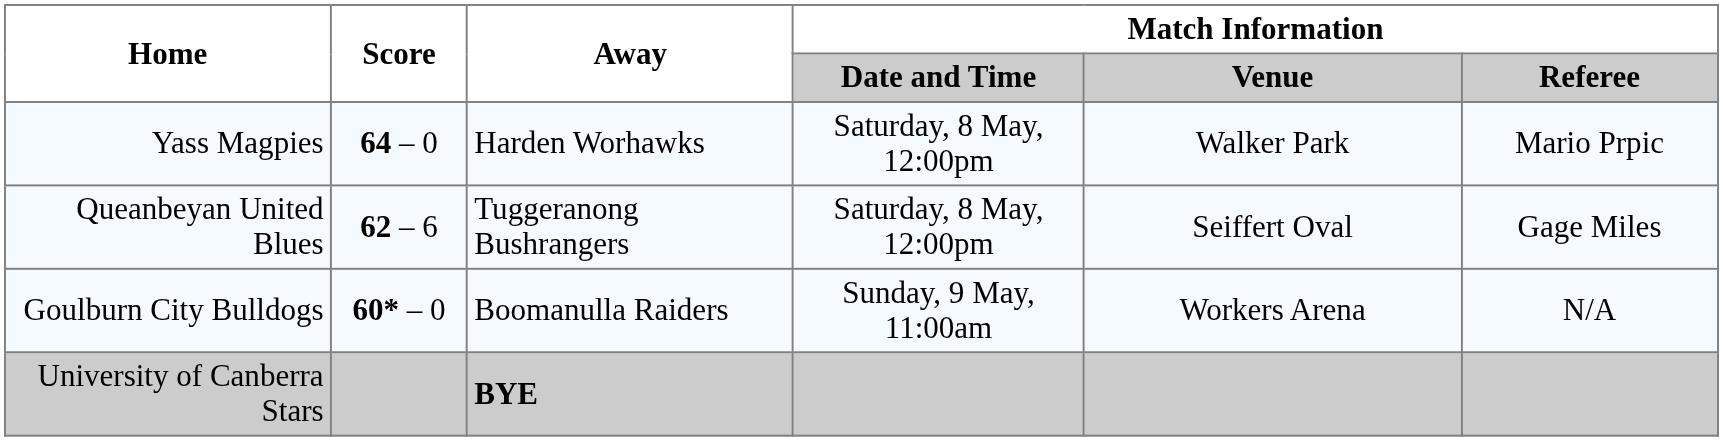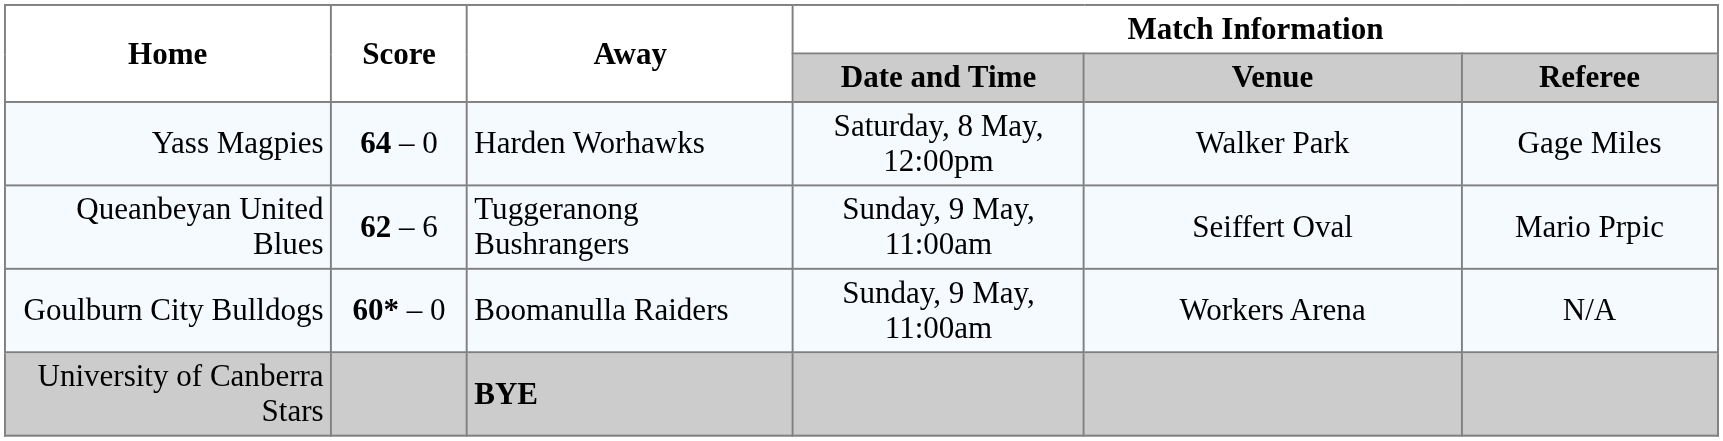(1589, 143) Mario Prpic -> (1589, 143) Gage Miles
(939, 226) Saturday, 8 May, 12:00pm -> (939, 226) Sunday, 9 May, 11:00am
(1589, 226) Gage Miles -> (1589, 226) Mario Prpic
